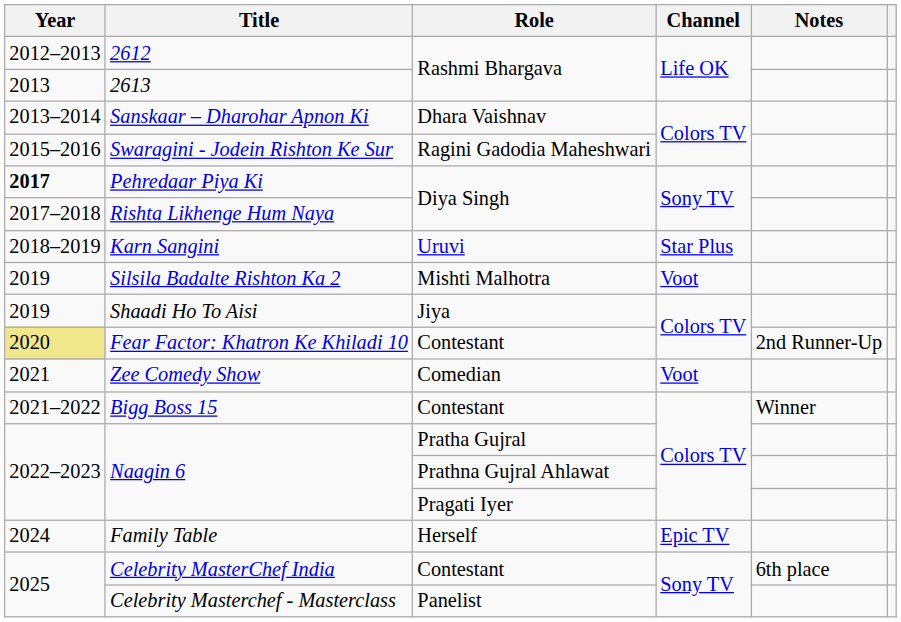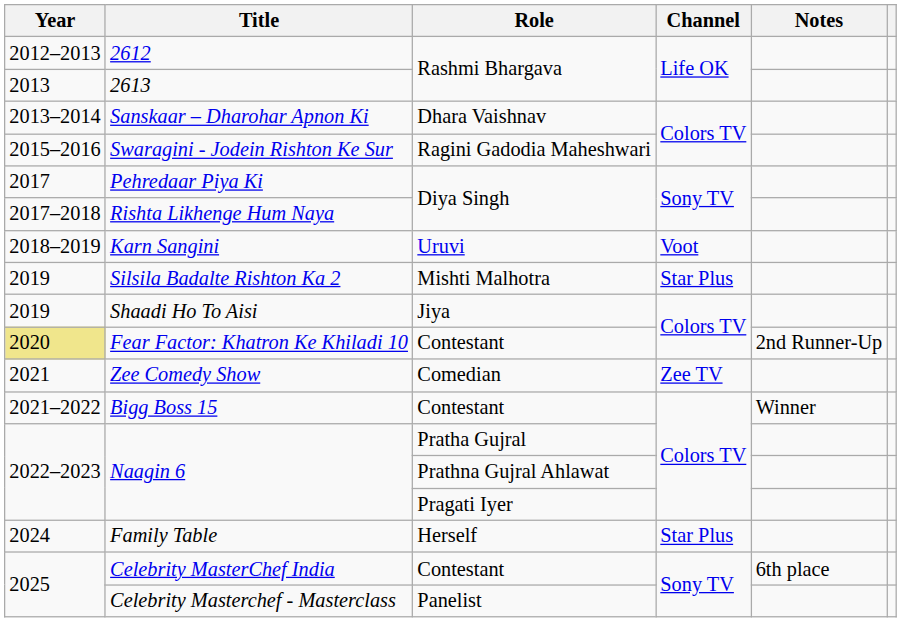(30, 181) bold -> (30, 181) normal
(697, 246) Star Plus -> (679, 246) Voot
(679, 278) Voot -> (697, 278) Star Plus
(679, 375) Voot -> (691, 375) Zee TV
(695, 536) Epic TV -> (697, 536) Star Plus
